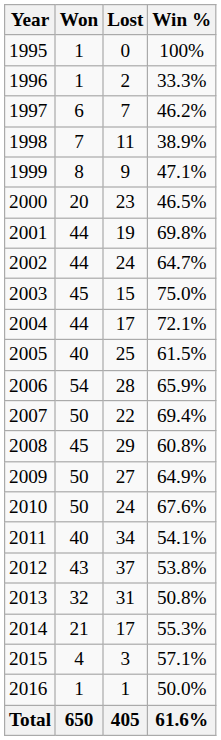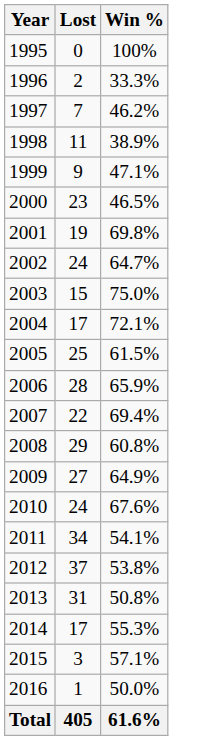- column: (79, 19)
